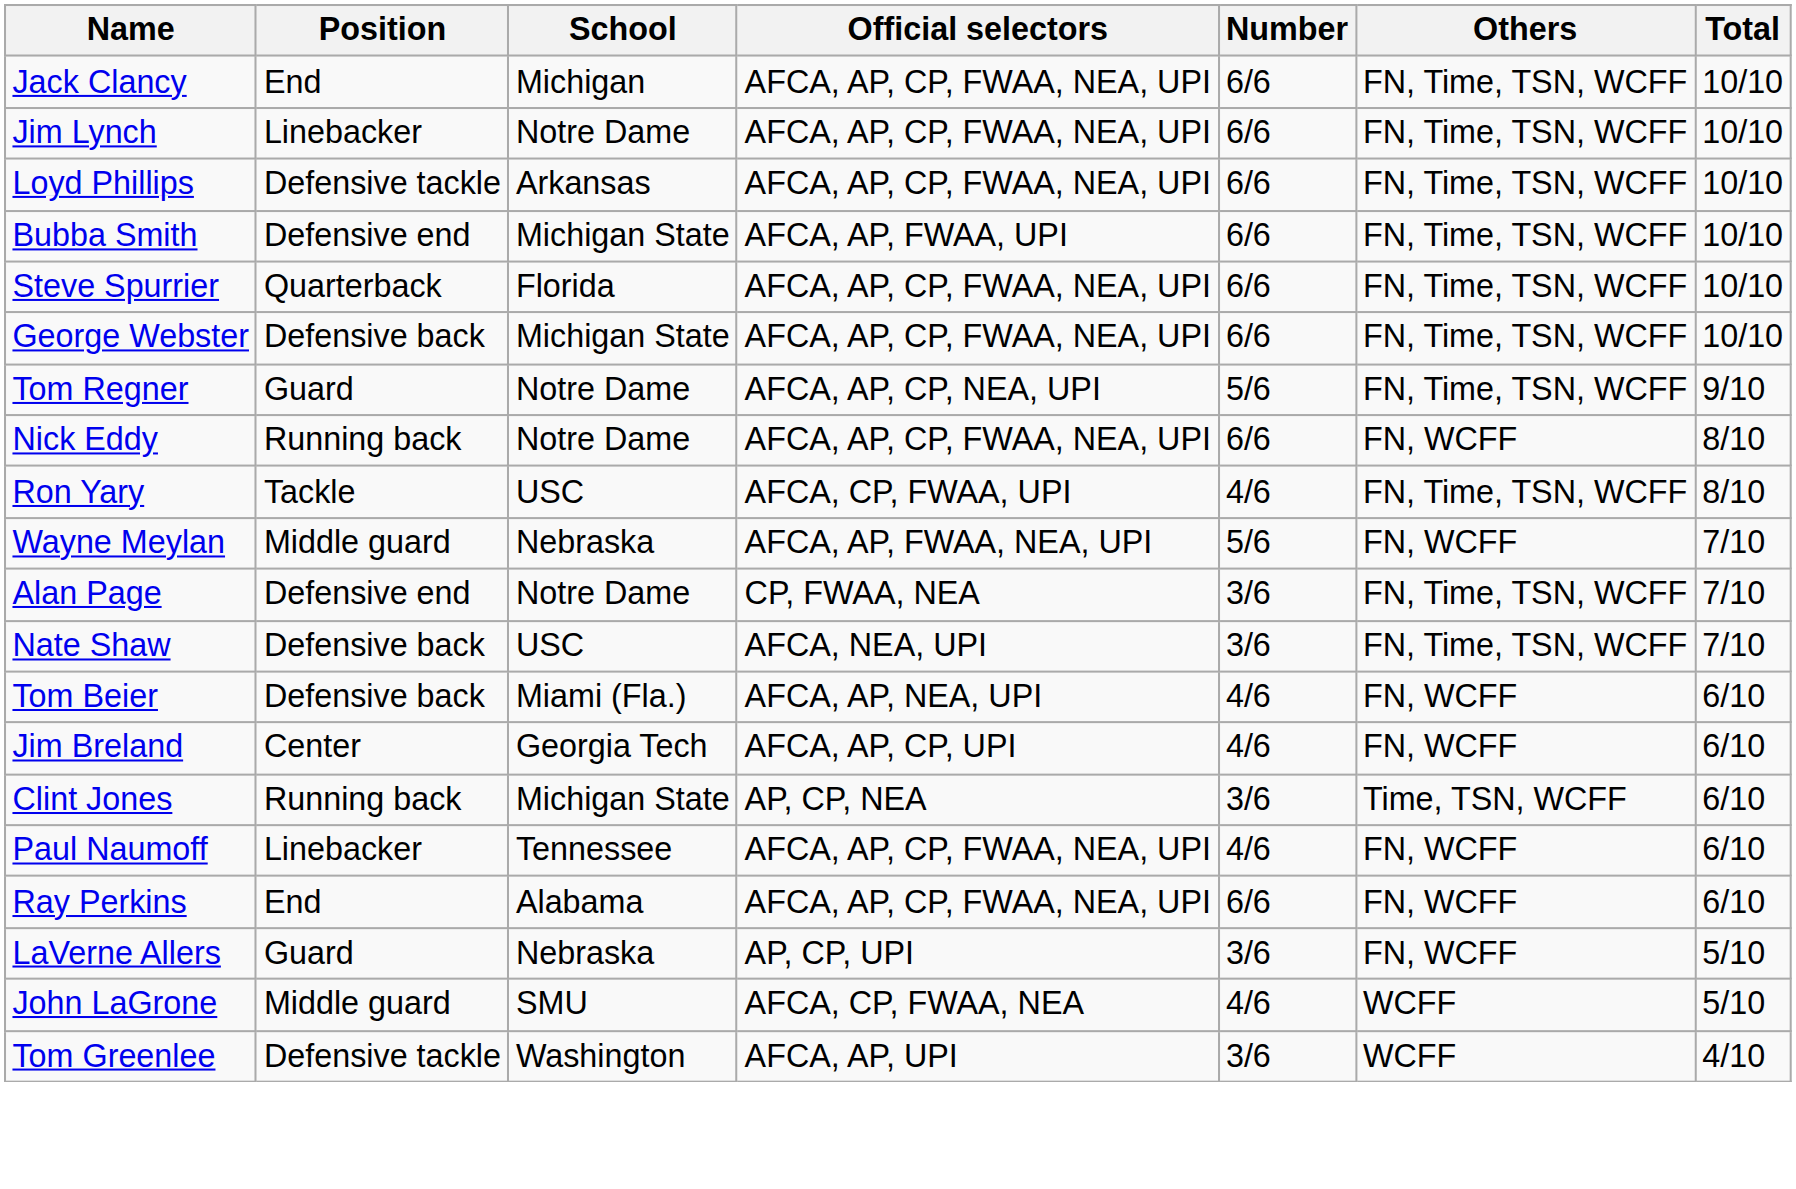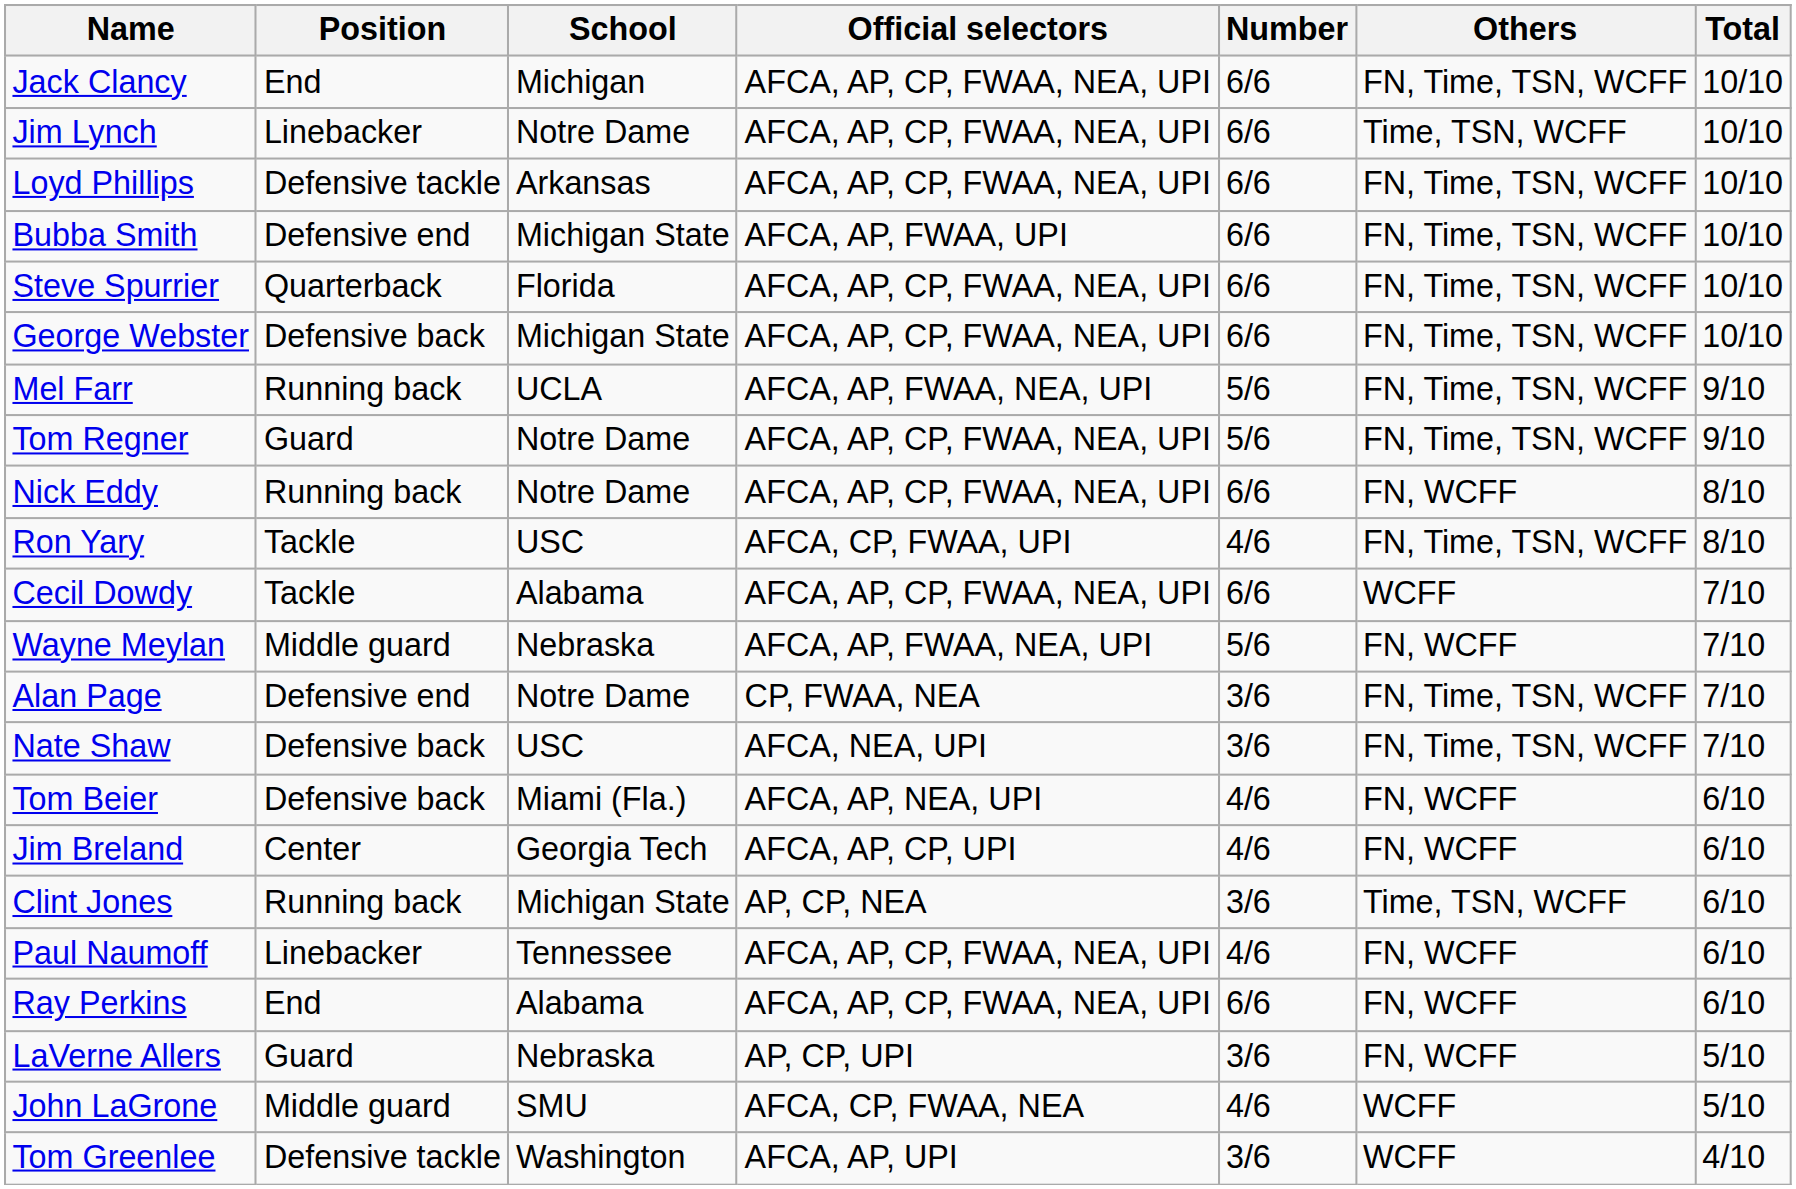(1525, 132) FN, Time, TSN, WCFF -> (1495, 132) Time, TSN, WCFF
+ row: (73, 388)
(923, 388) AFCA, AP, CP, NEA, UPI -> (978, 440) AFCA, AP, CP, FWAA, NEA, UPI
+ row: (102, 593)
